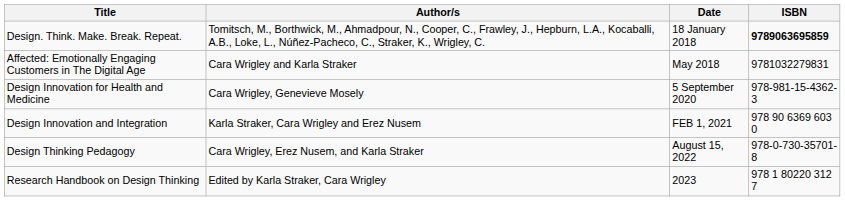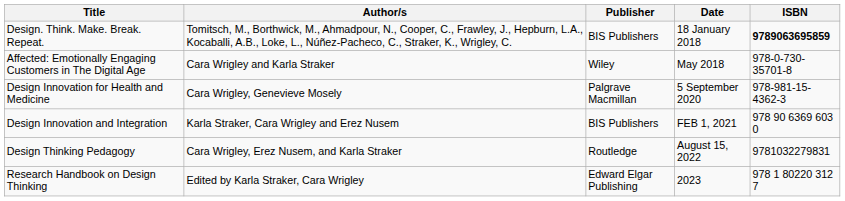+ column: (630, 13)
(790, 65) 9781032279831 -> (779, 65) 978-0-730-35701-8
(794, 152) 978-0-730-35701-8 -> (791, 152) 9781032279831
